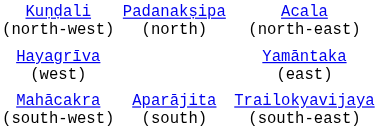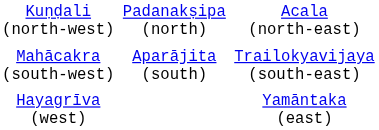rows swapped: (58, 66) <-> (58, 110)
